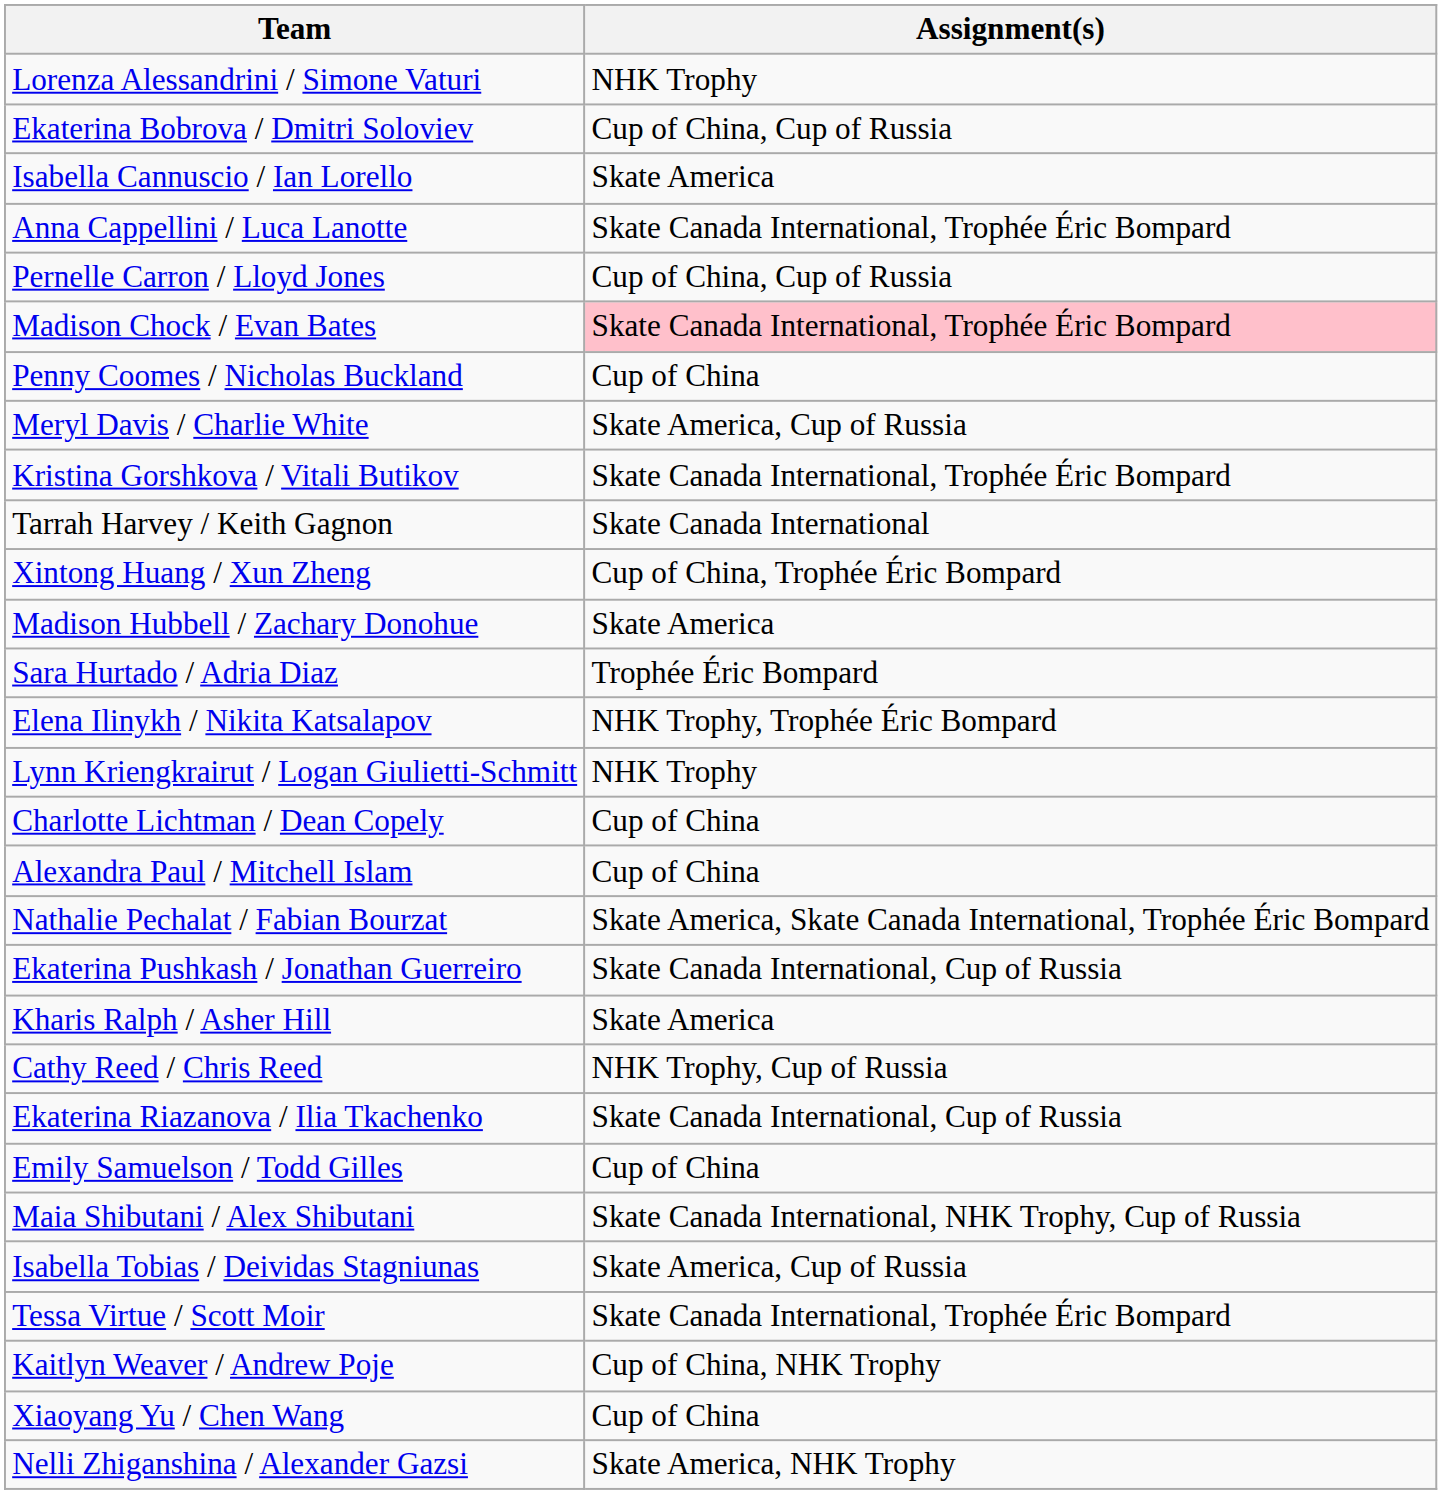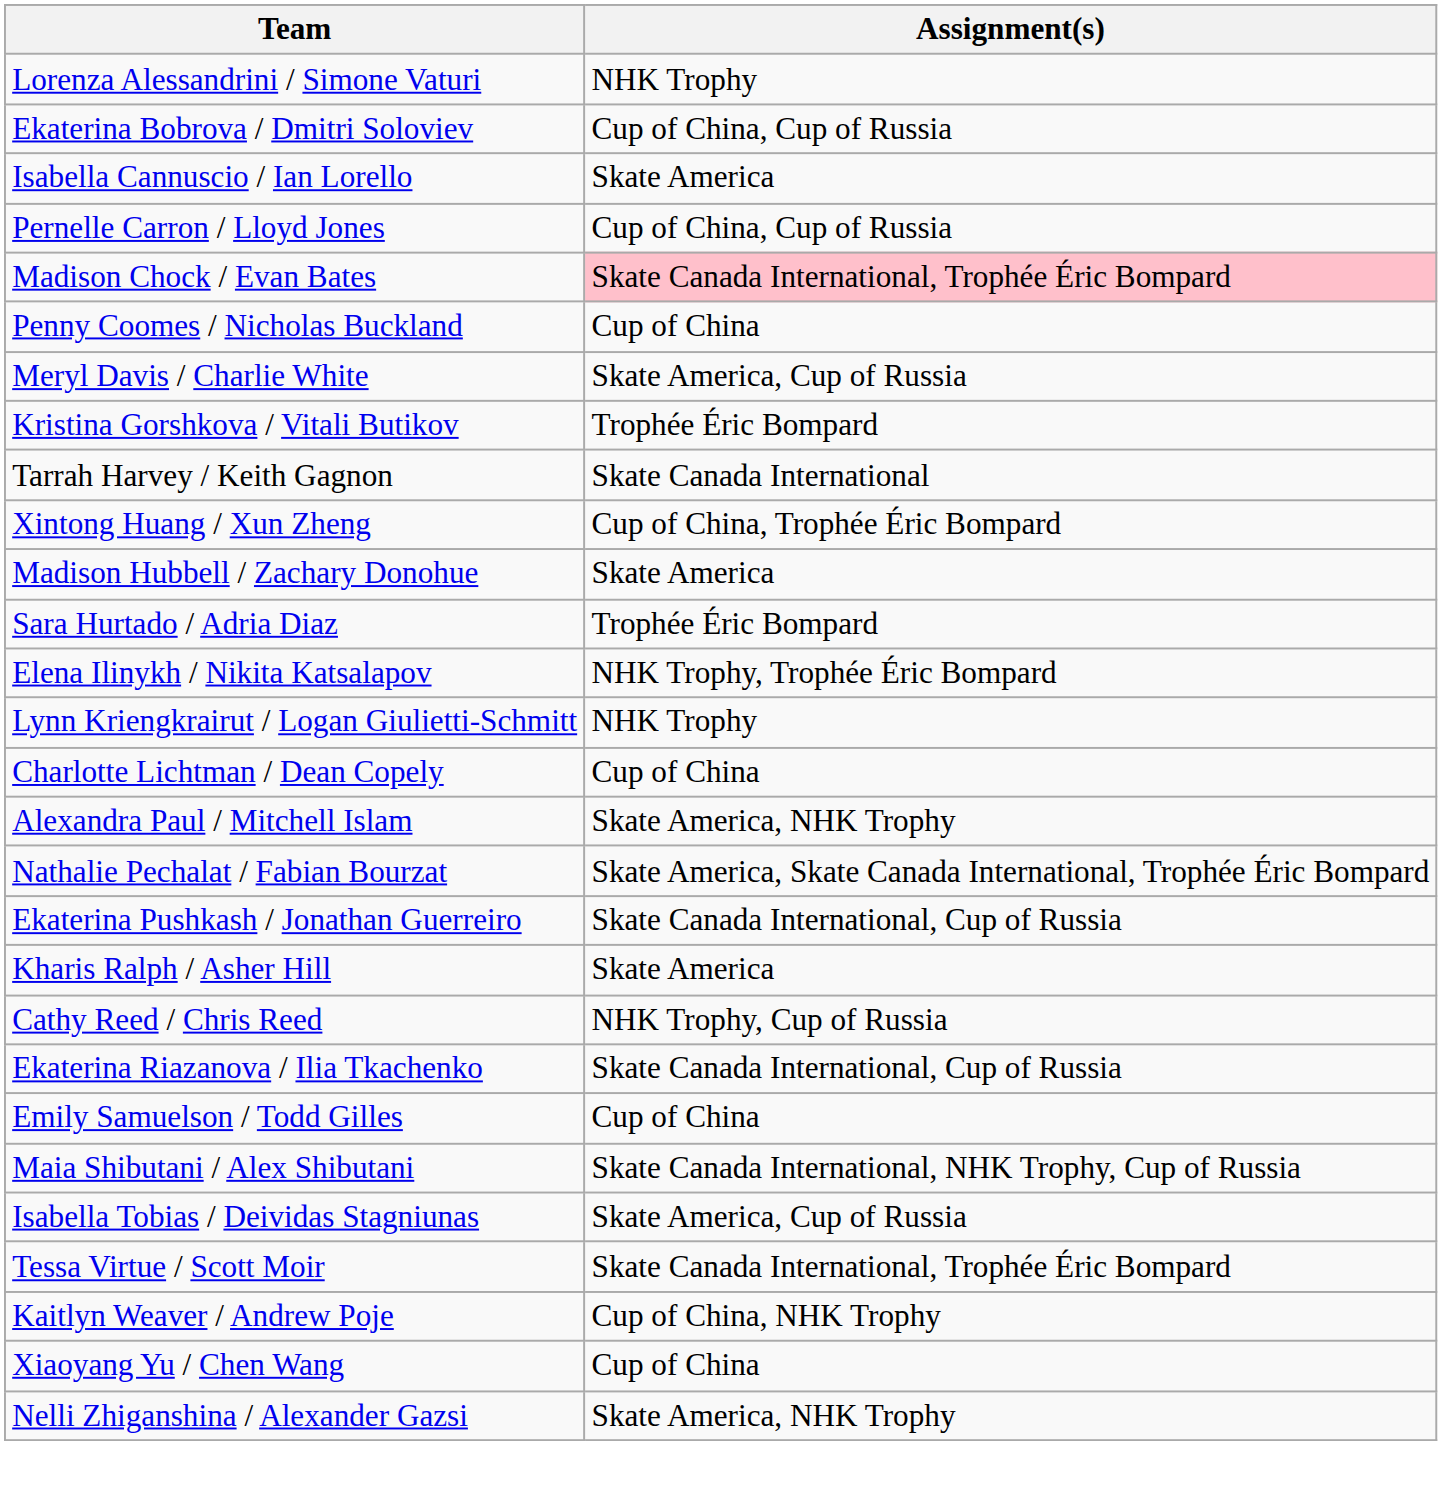- row: (210, 227)
(911, 474) Skate Canada International, Trophée Éric Bompard -> (735, 425) Trophée Éric Bompard
(676, 870) Cup of China -> (774, 820) Skate America, NHK Trophy
